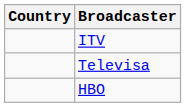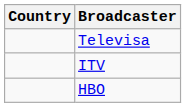rows swapped: (114, 65) <-> (92, 41)
